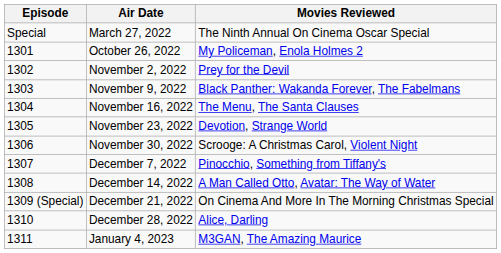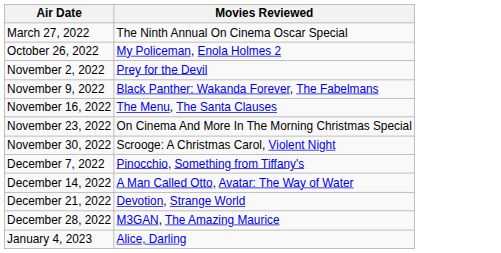- column: (45, 13)
(263, 126) Devotion, Strange World -> (264, 126) On Cinema And More In The Morning Christmas Special
(346, 201) On Cinema And More In The Morning Christmas Special -> (181, 201) Devotion, Strange World
(233, 220) Alice, Darling -> (198, 220) M3GAN, The Amazing Maurice
(280, 239) M3GAN, The Amazing Maurice -> (151, 239) Alice, Darling
